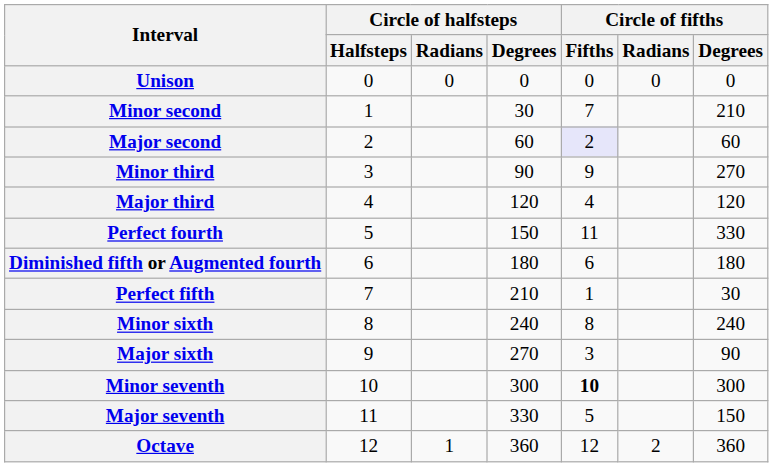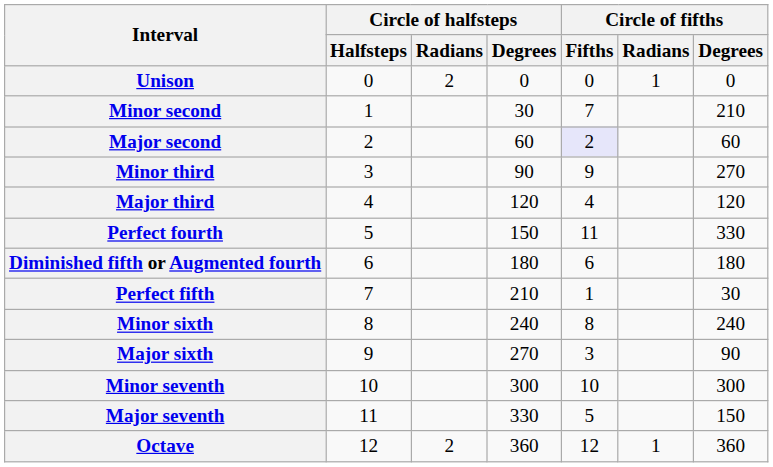(449, 80) 0 -> (449, 80) 2
(656, 80) 0 -> (656, 80) 1
(589, 385) bold -> (589, 385) normal
(449, 446) 1 -> (449, 446) 2
(656, 446) 2 -> (656, 446) 1
